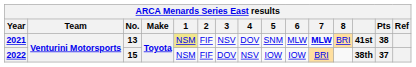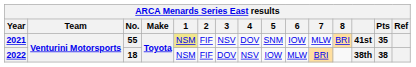(132, 40) 13 -> (132, 40) 55
(297, 40) MLW -> (297, 40) IOW
(321, 40) bold -> (321, 40) normal
(384, 40) 38 -> (383, 40) 35
(132, 55) 15 -> (132, 55) 18
(297, 55) IOW -> (297, 55) MLW
(384, 55) 37 -> (383, 55) 38
